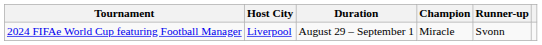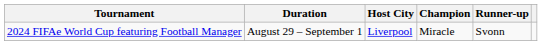columns swapped: (270, 13) <-> (356, 13)
